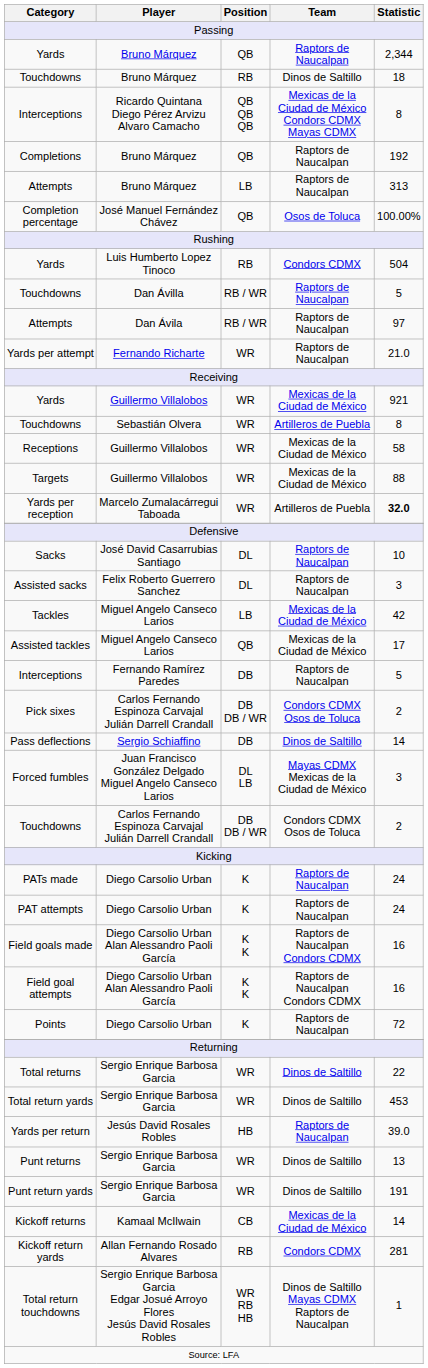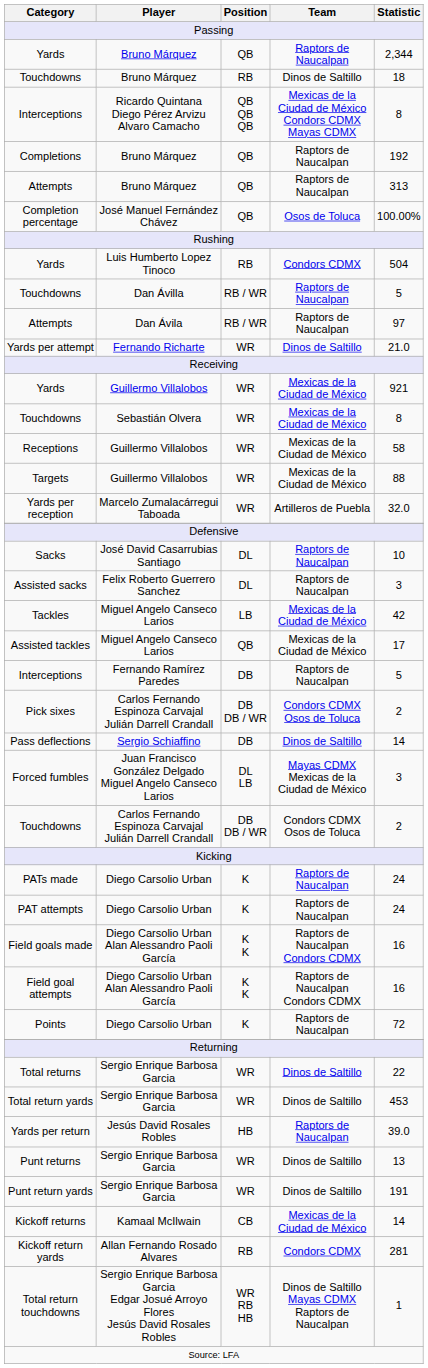(246, 186) LB -> (246, 186) QB
(322, 353) Raptors de Naucalpan -> (322, 347) Dinos de Saltillo
(322, 424) Artilleros de Puebla -> (322, 418) Mexicas de la Ciudad de México
(399, 508) bold -> (399, 508) normal
